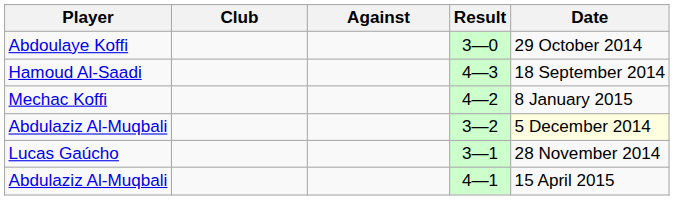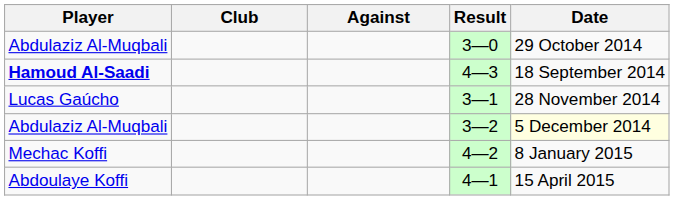(68, 45) Abdoulaye Koffi -> (88, 45) Abdulaziz Al-Muqbali
(75, 72) normal -> (79, 72) bold
rows swapped: (480, 153) <-> (480, 99)
(88, 180) Abdulaziz Al-Muqbali -> (68, 180) Abdoulaye Koffi
